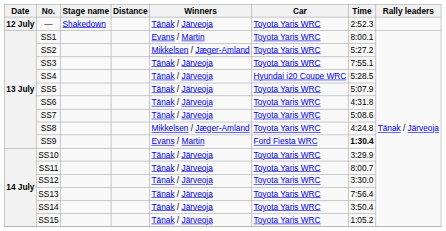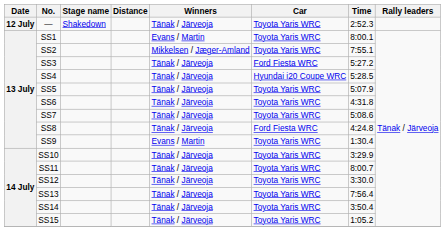(362, 50) 5:27.2 -> (362, 50) 7:55.1
(287, 63) Toyota Yaris WRC -> (286, 63) Ford Fiesta WRC
(362, 63) 7:55.1 -> (362, 63) 5:27.2
(201, 128) Mikkelsen / Jæger-Amland -> (182, 128) Tänak / Järveoja
(287, 128) Toyota Yaris WRC -> (286, 128) Ford Fiesta WRC
(286, 141) Ford Fiesta WRC -> (287, 141) Toyota Yaris WRC
(362, 141) bold -> (362, 141) normal
